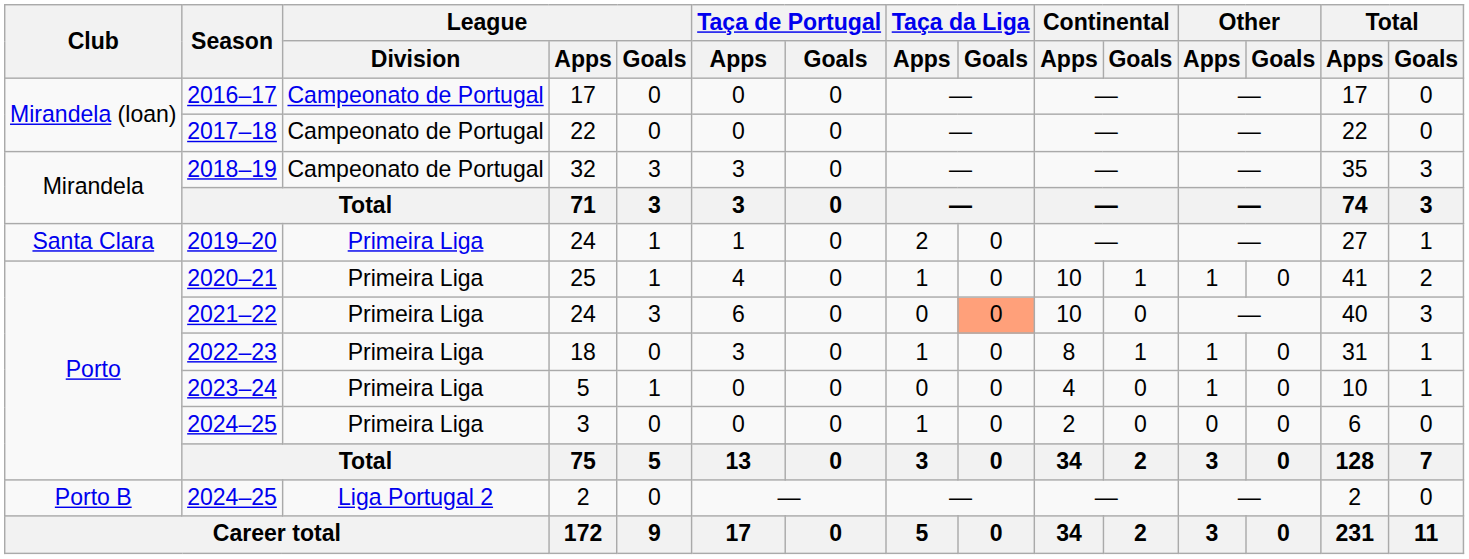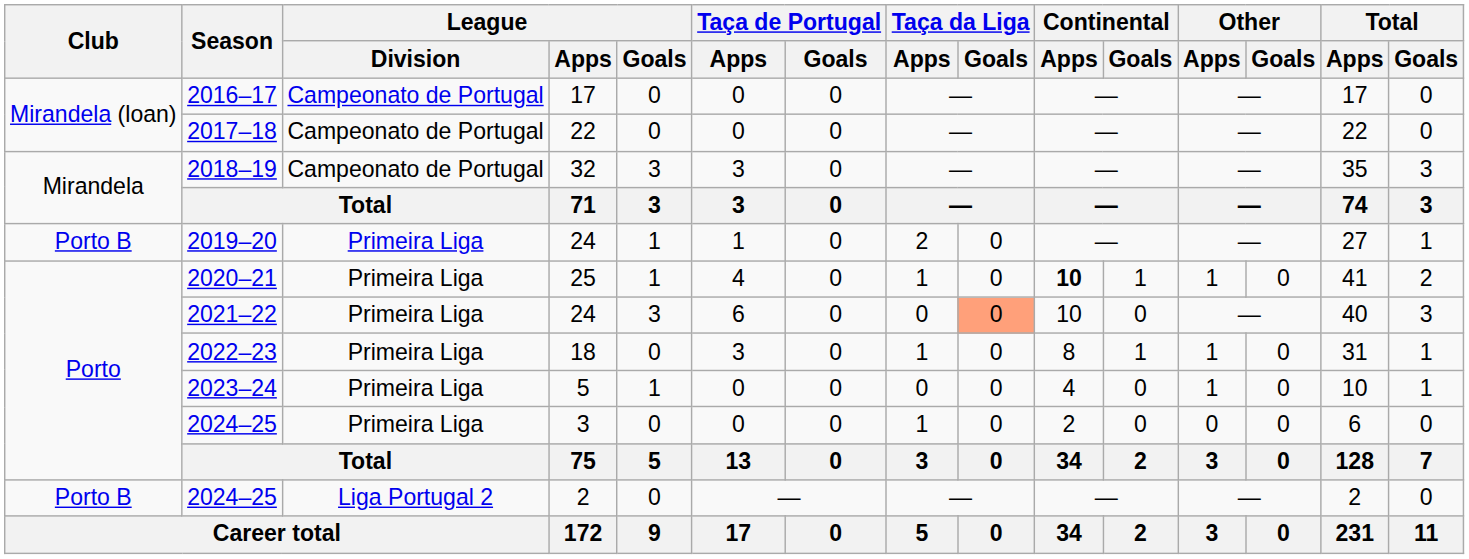(93, 242) Santa Clara -> (93, 242) Porto B
(1069, 278) normal -> (1069, 278) bold
